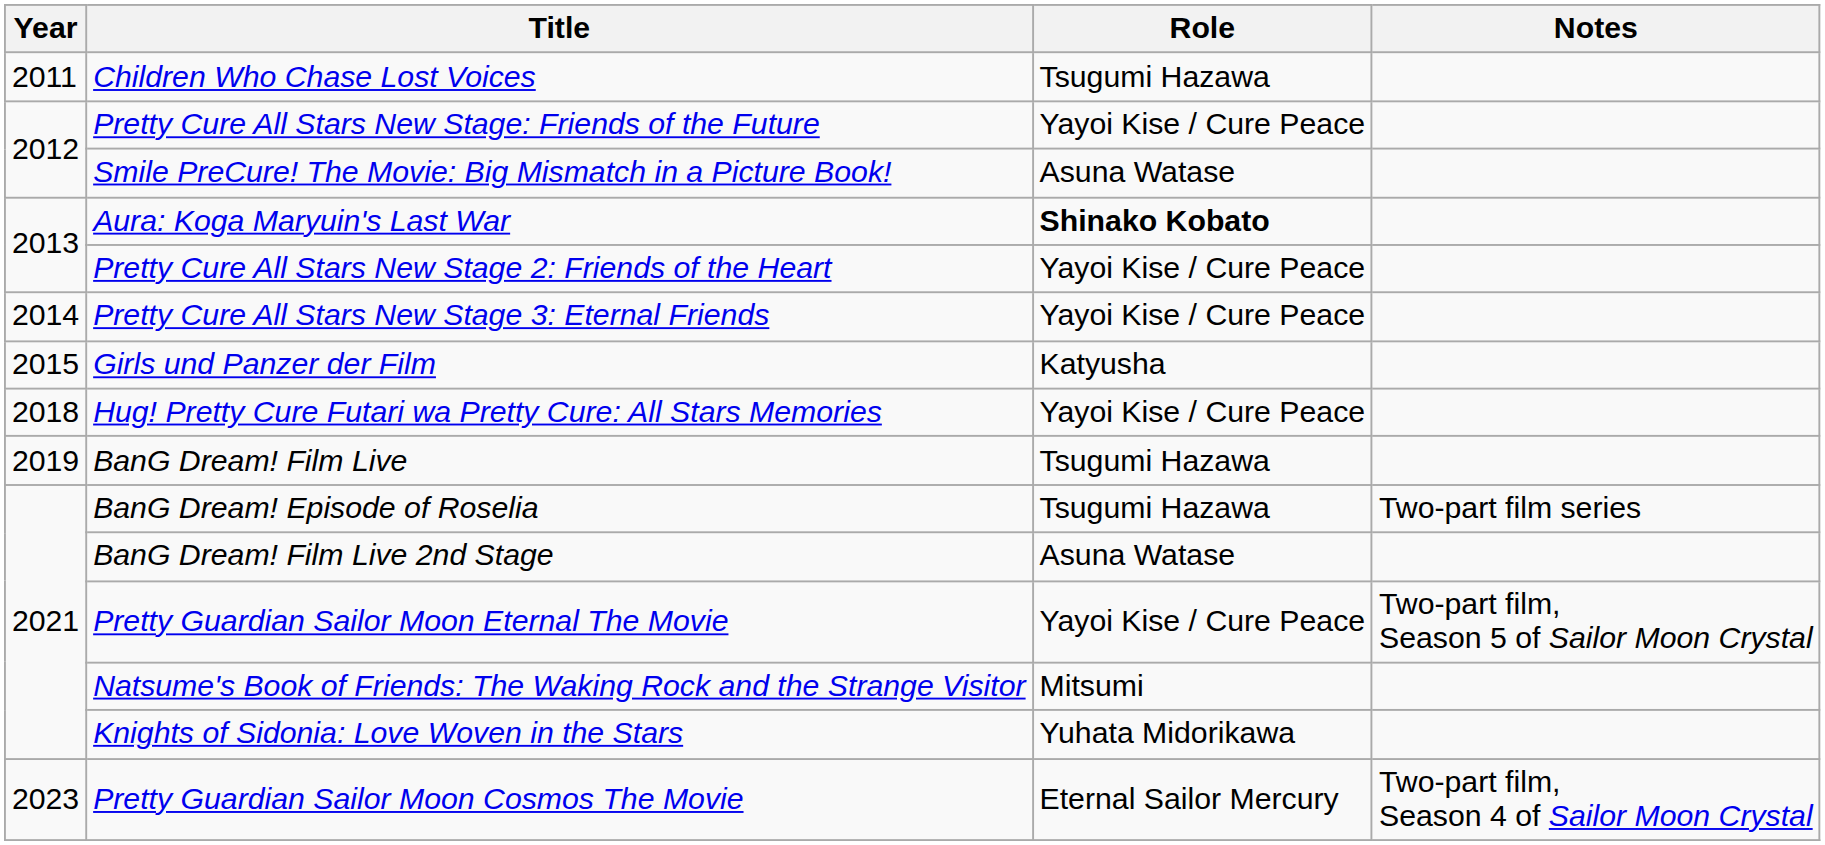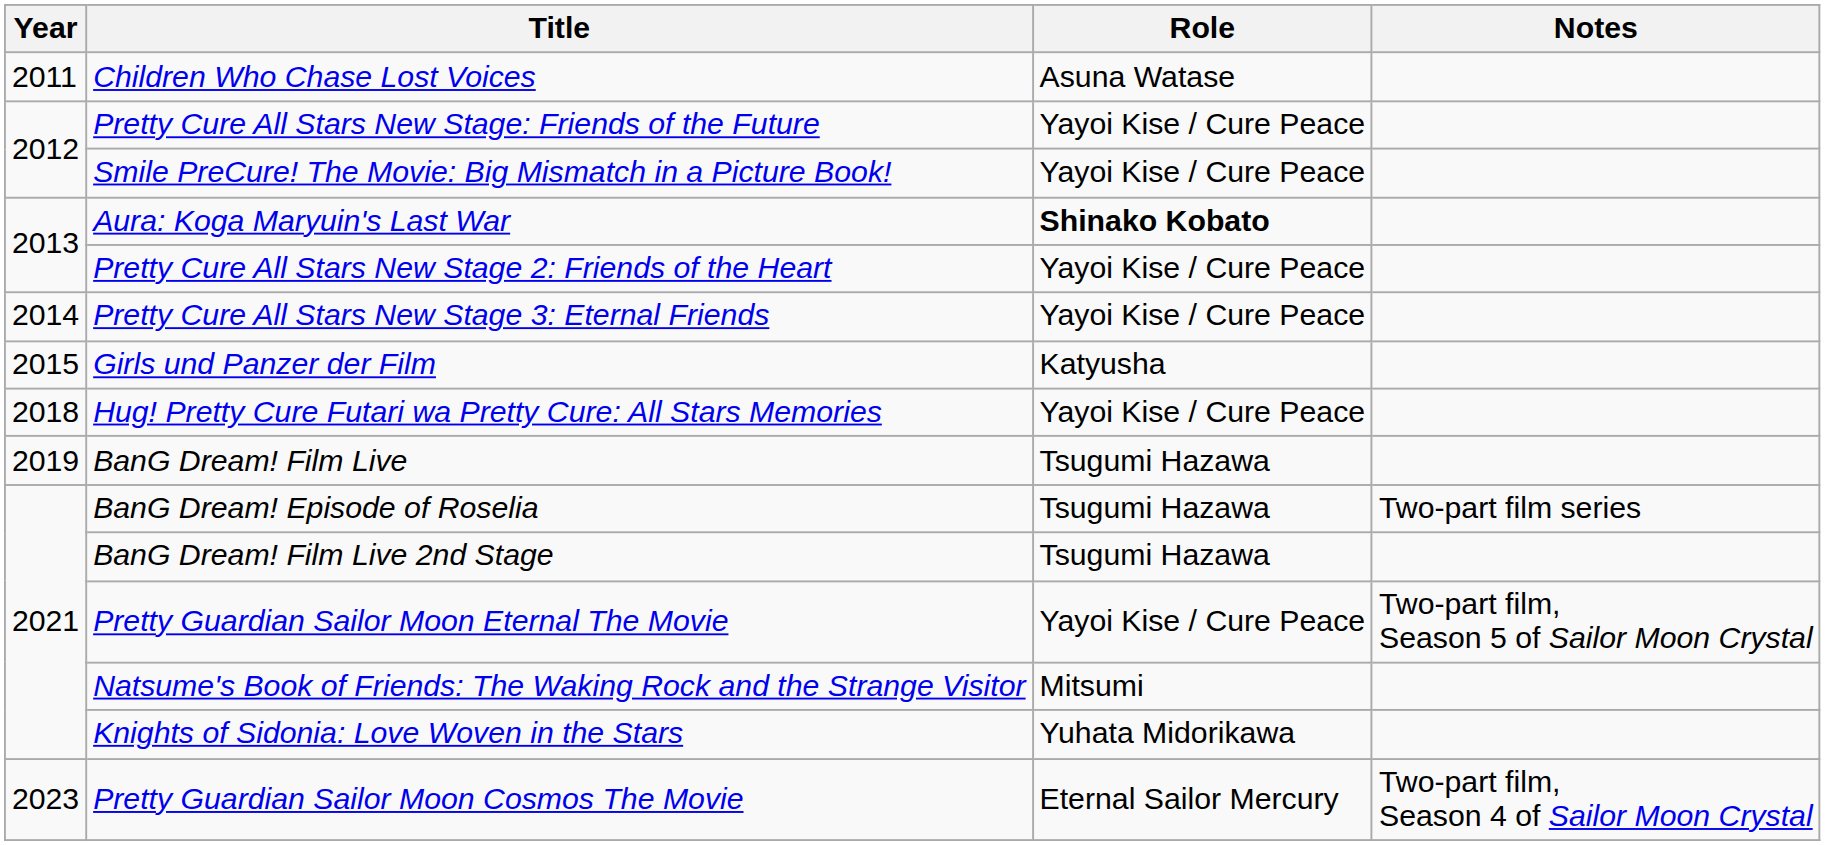(1155, 76) Tsugumi Hazawa -> (1137, 76) Asuna Watase
(1137, 172) Asuna Watase -> (1202, 172) Yayoi Kise / Cure Peace
(1137, 556) Asuna Watase -> (1155, 556) Tsugumi Hazawa
